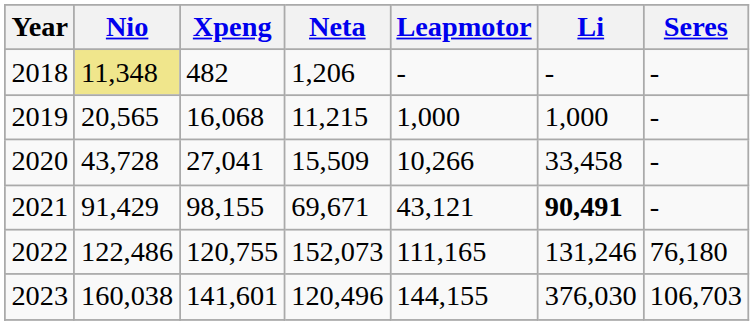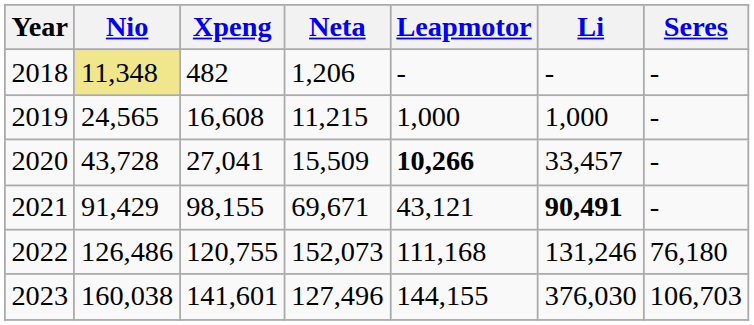(120, 116) 20,565 -> (120, 116) 24,565
(225, 116) 16,068 -> (225, 116) 16,608
(435, 161) normal -> (435, 161) bold
(584, 161) 33,458 -> (584, 161) 33,457
(127, 251) 122,486 -> (127, 251) 126,486
(441, 251) 111,165 -> (441, 251) 111,168
(337, 296) 120,496 -> (337, 296) 127,496
